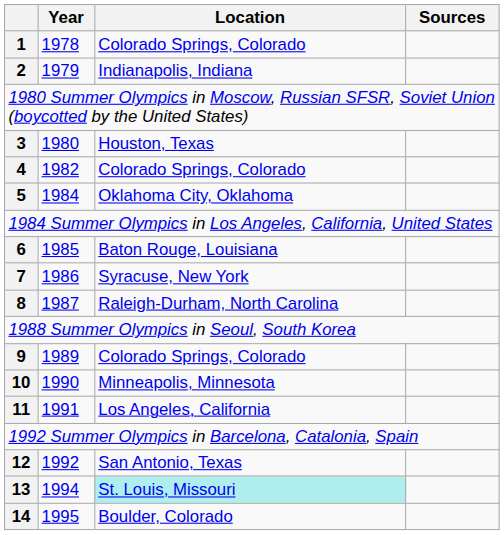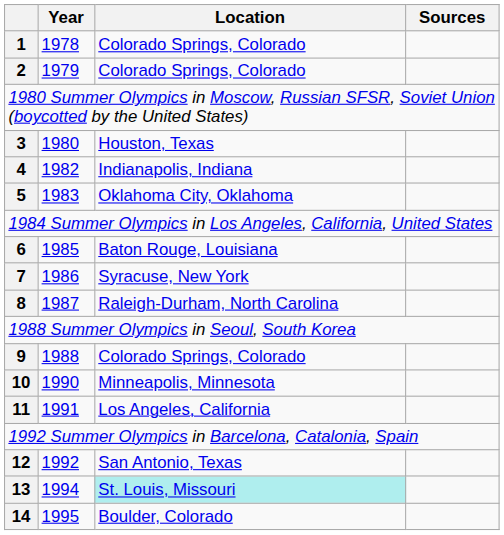(175, 71) Indianapolis, Indiana -> (202, 71) Colorado Springs, Colorado
(202, 169) Colorado Springs, Colorado -> (175, 169) Indianapolis, Indiana
(60, 196) 1984 -> (60, 196) 1983
(60, 356) 1989 -> (60, 356) 1988
